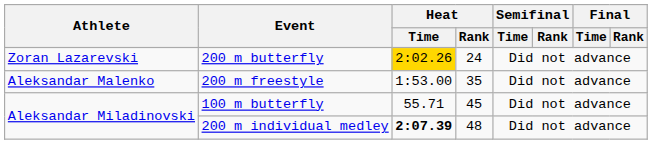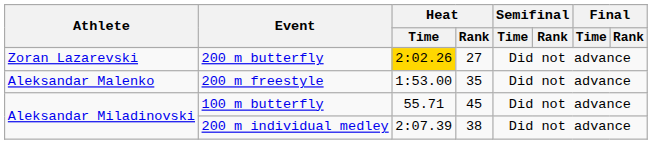(474, 59) 24 -> (474, 59) 27
(424, 127) bold -> (424, 127) normal
(474, 127) 48 -> (474, 127) 38
